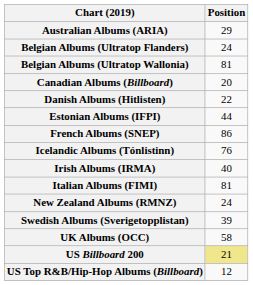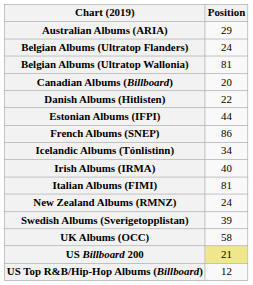(227, 151) 76 -> (227, 151) 34
